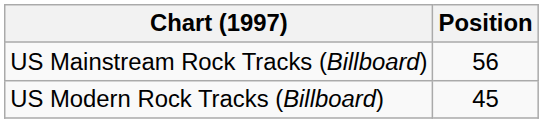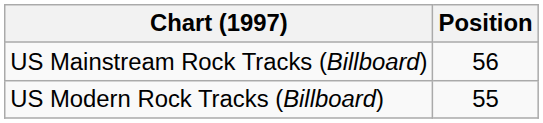(486, 99) 45 -> (486, 99) 55
